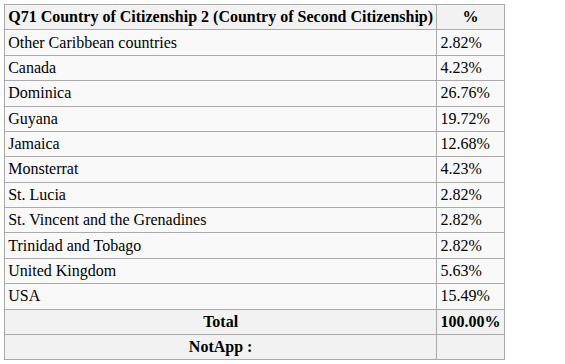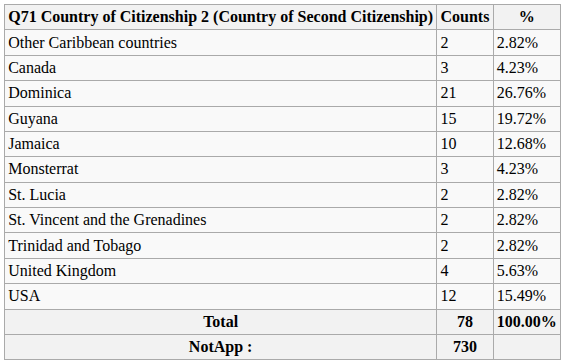+ column: (465, 17)
